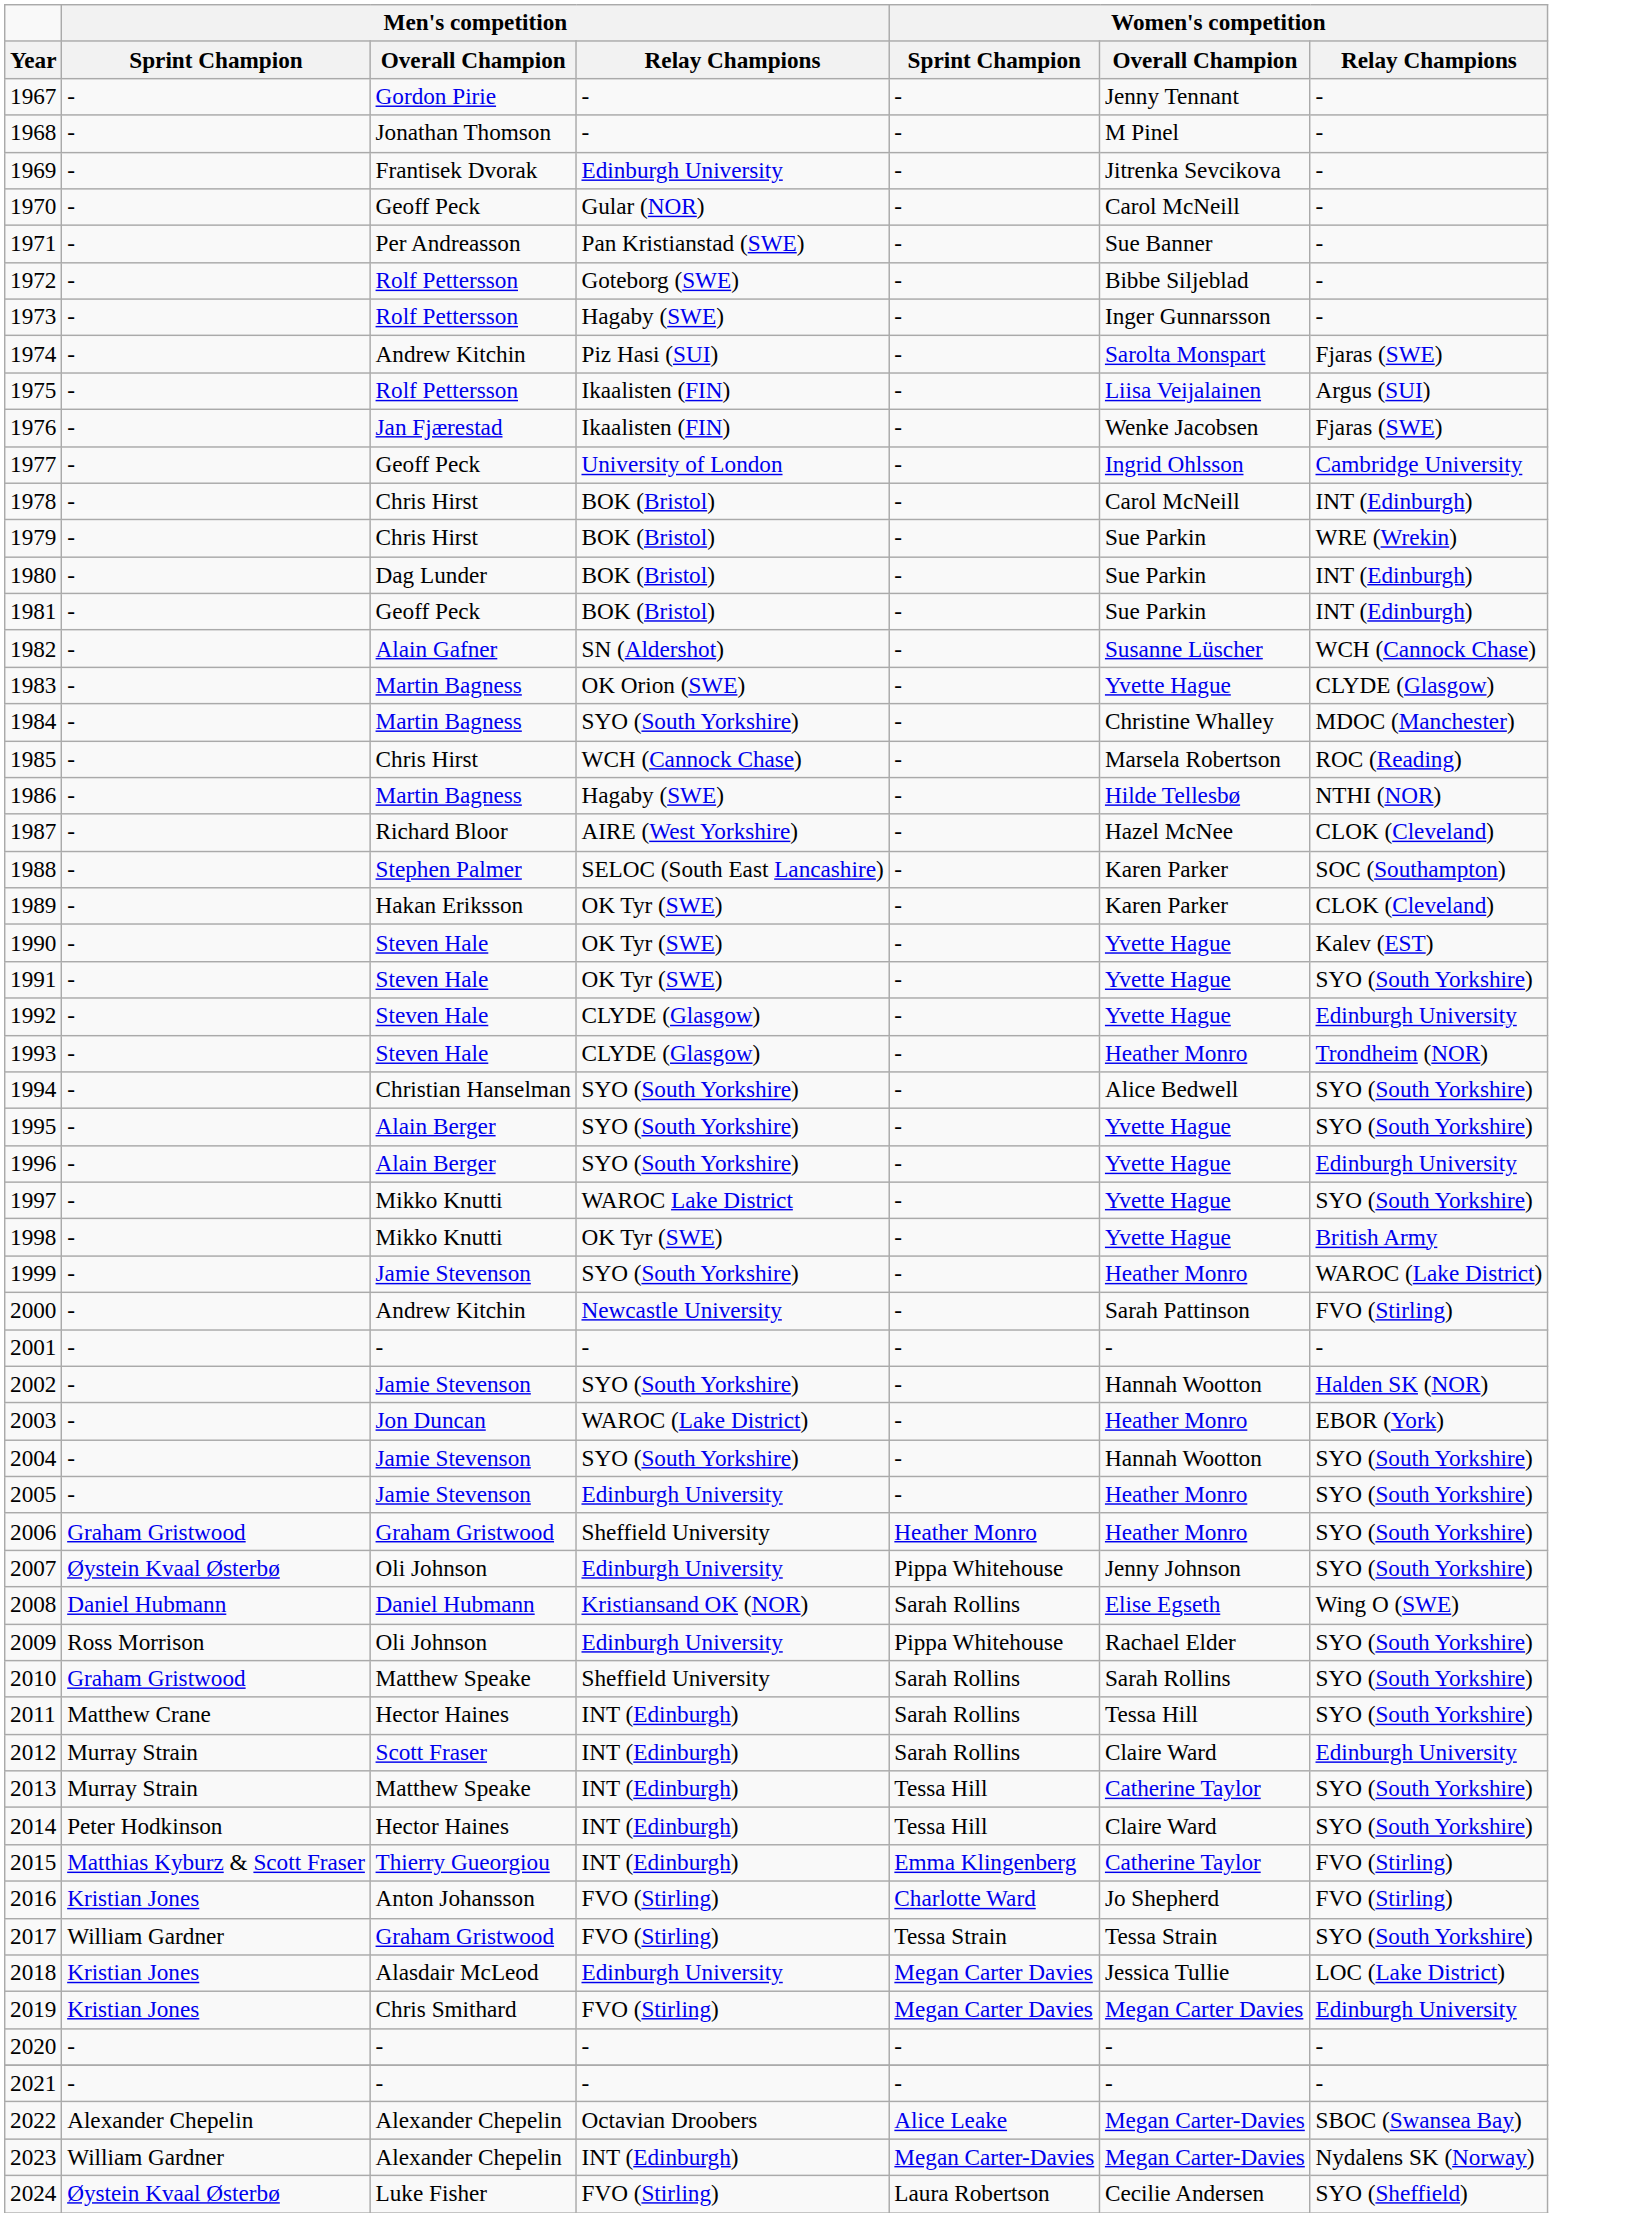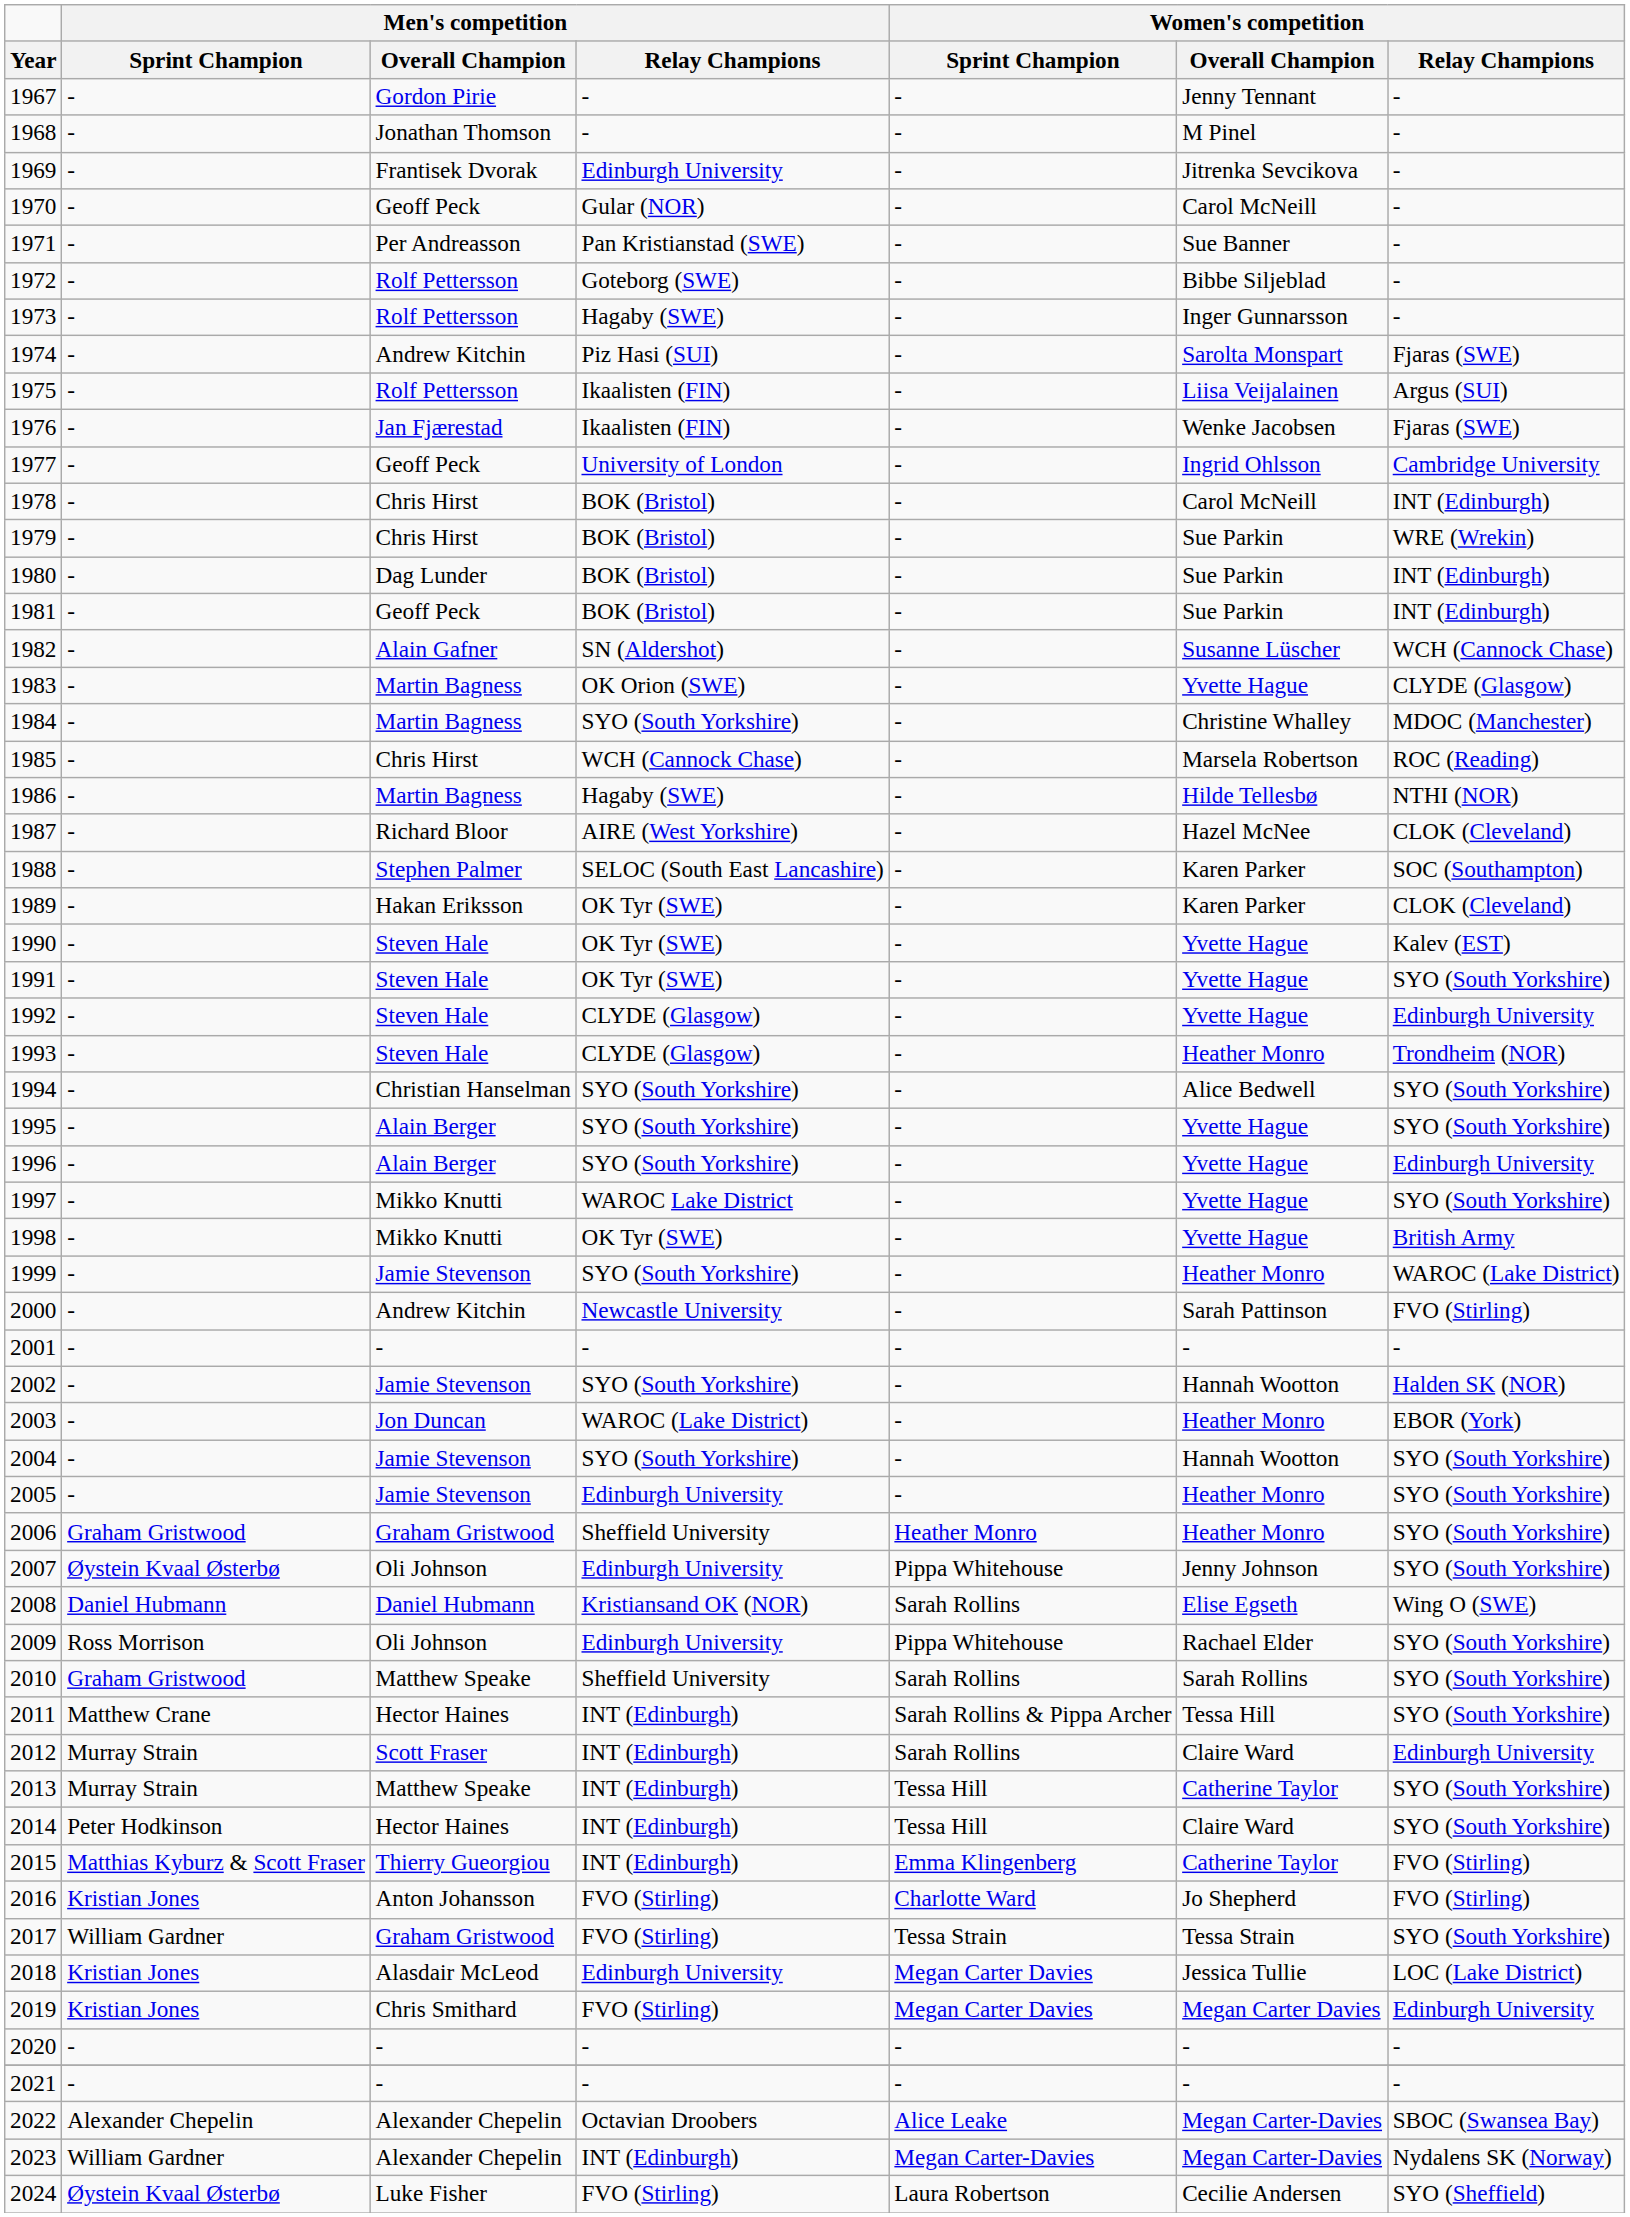(957, 1715) Sarah Rollins -> (1033, 1715) Sarah Rollins & Pippa Archer
